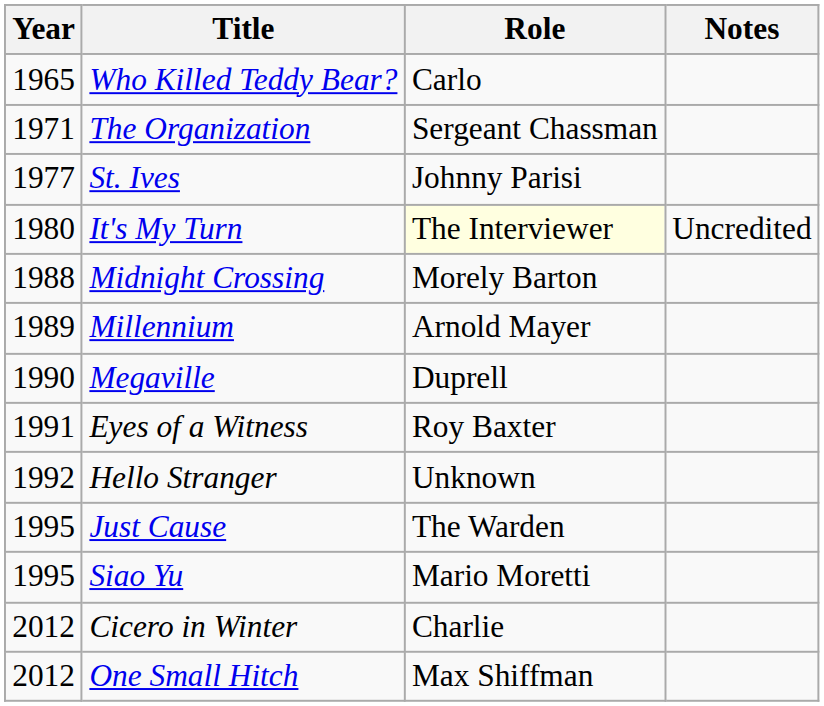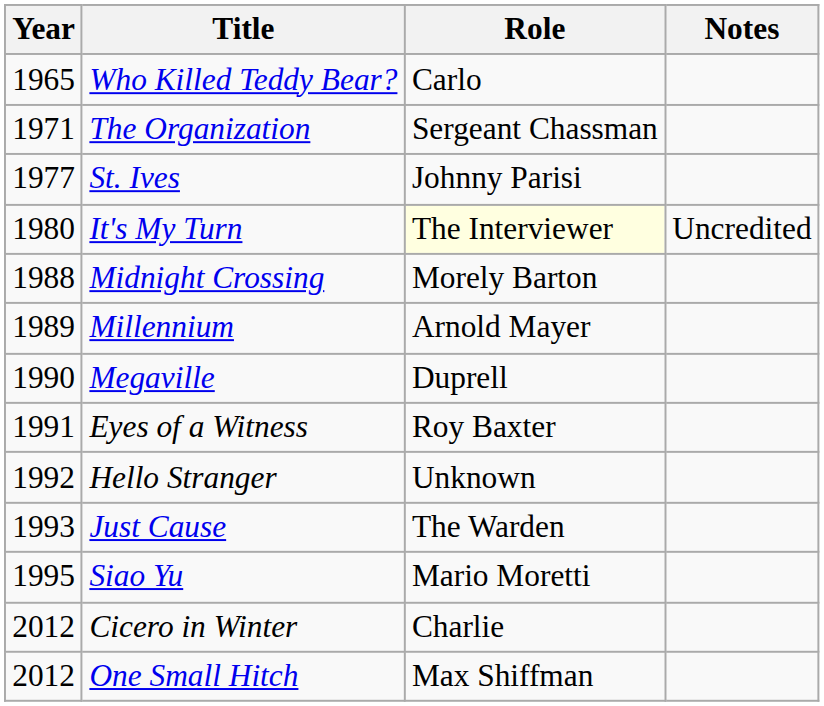(44, 526) 1995 -> (44, 526) 1993
